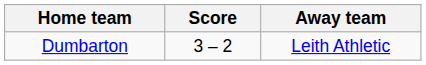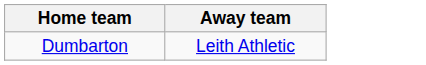- column: (213, 18)
